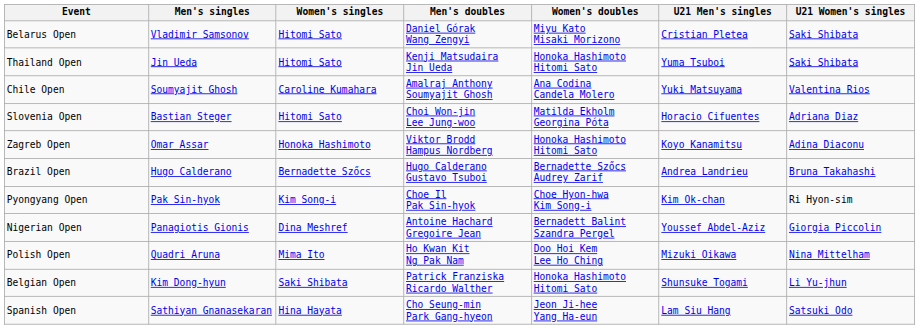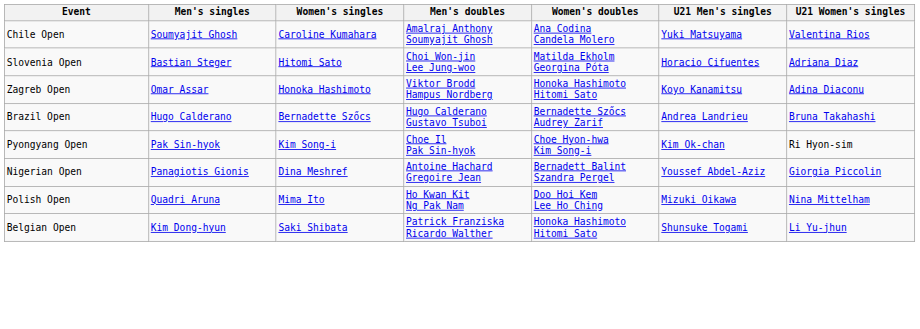- row: (41, 34)
- row: (44, 62)
- row: (41, 310)
